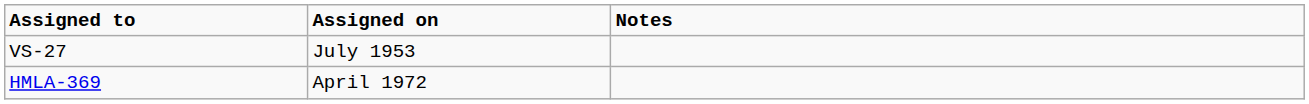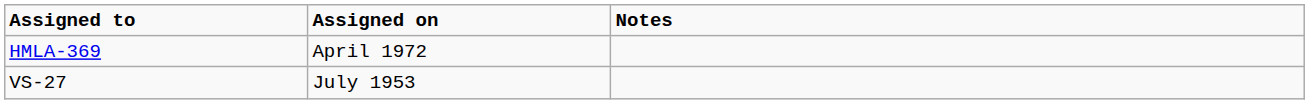rows swapped: (38, 51) <-> (55, 83)
